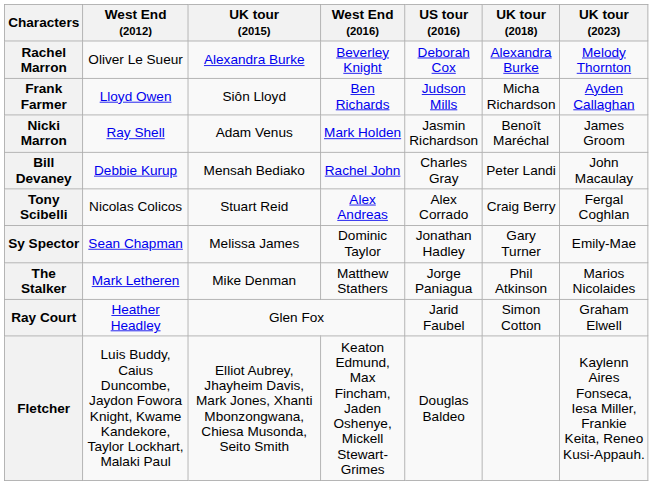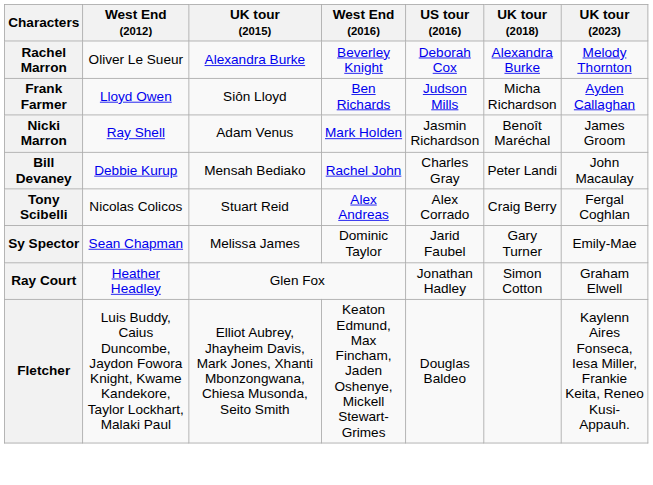(444, 244) Jonathan Hadley -> (445, 244) Jarid Faubel
- row: (44, 281)
(444, 317) Jarid Faubel -> (445, 281) Jonathan Hadley
